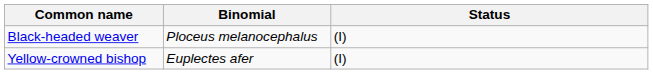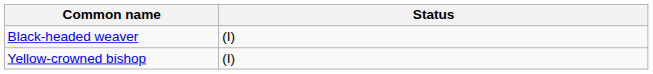- column: (247, 15)
